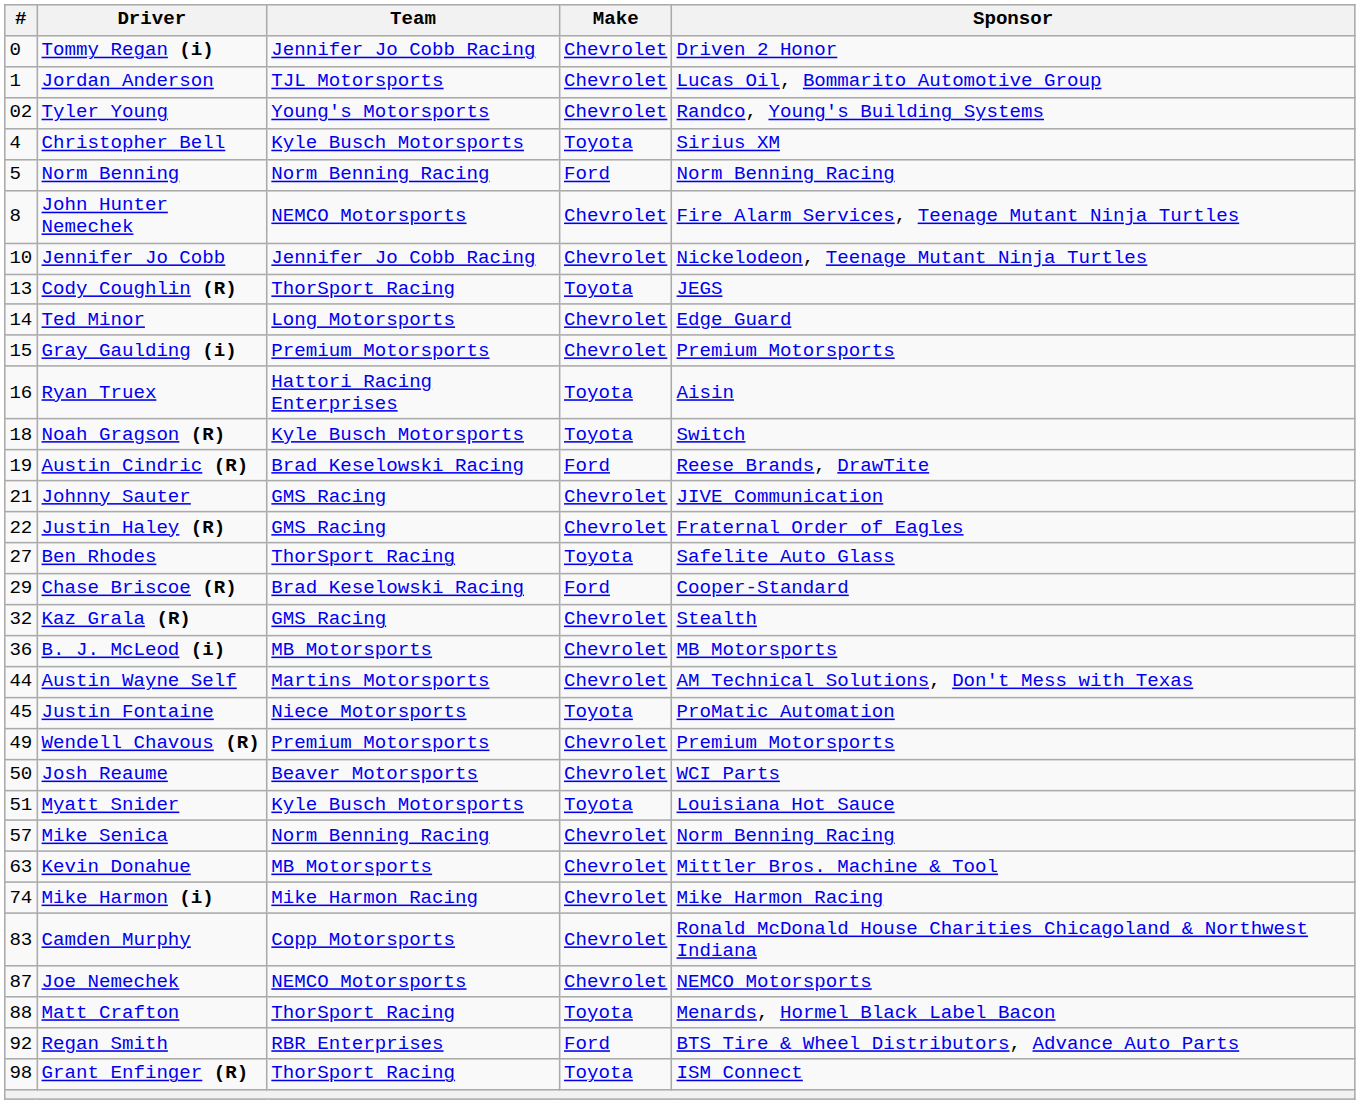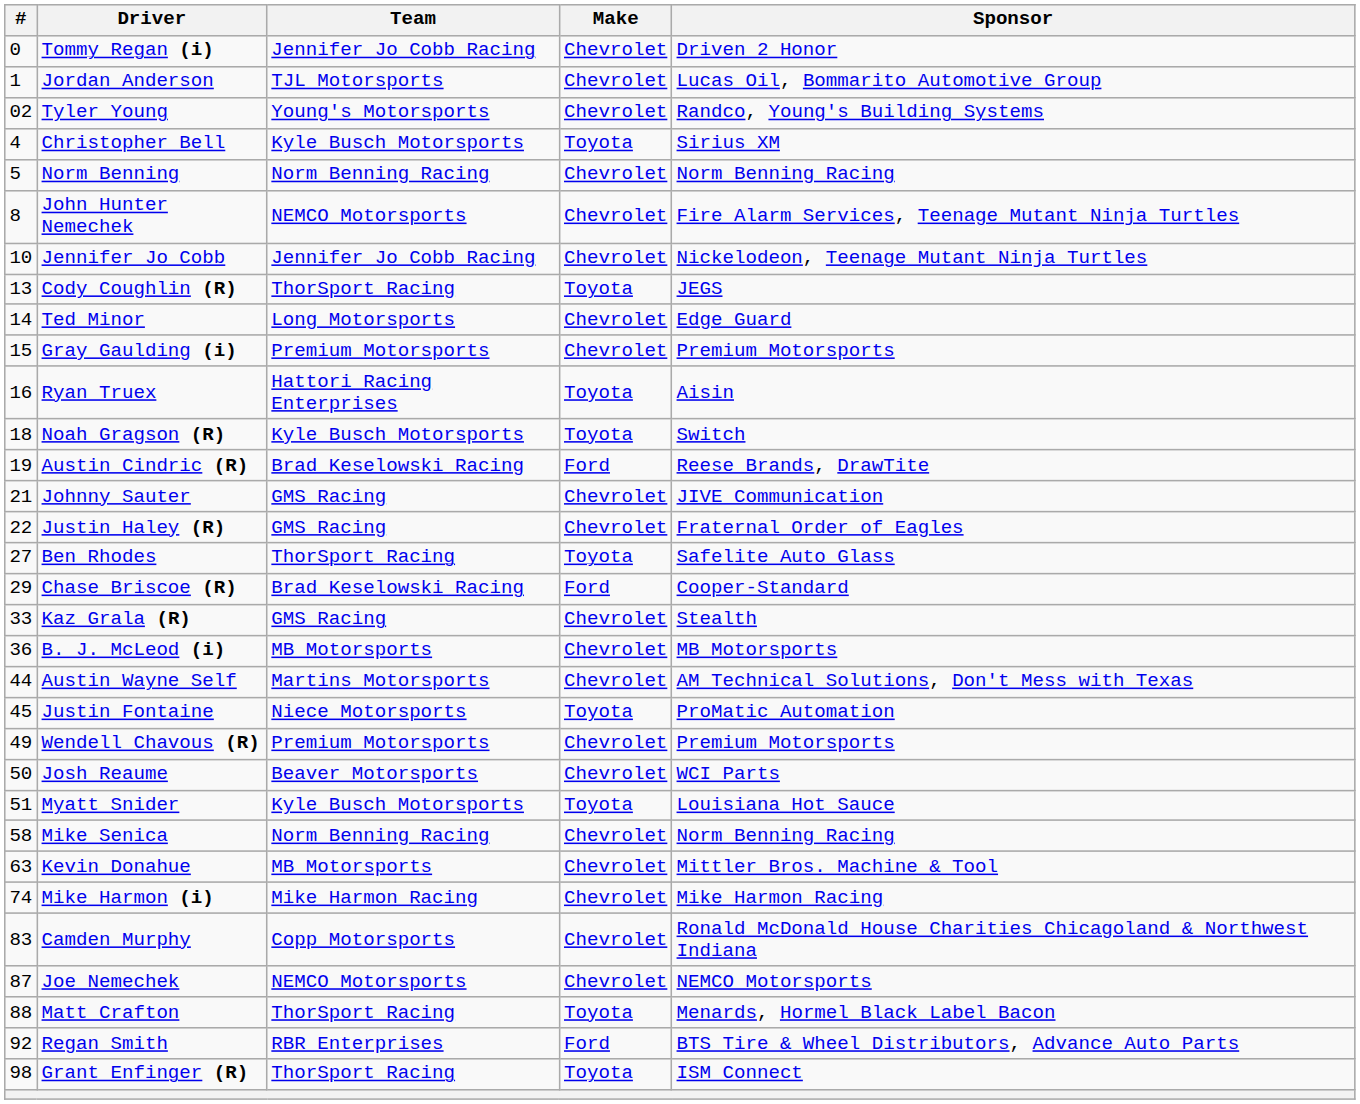(587, 175) Ford -> (616, 175) Chevrolet
(21, 620) 32 -> (21, 620) 33
(21, 837) 57 -> (21, 837) 58
